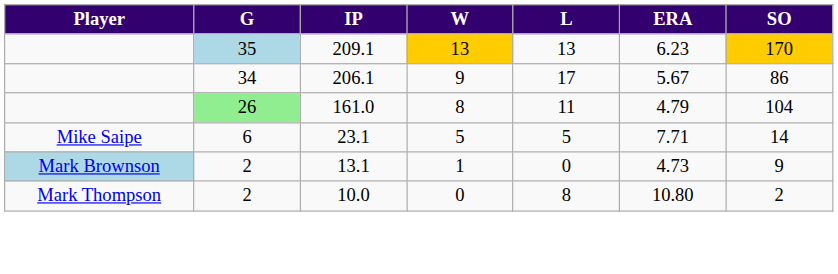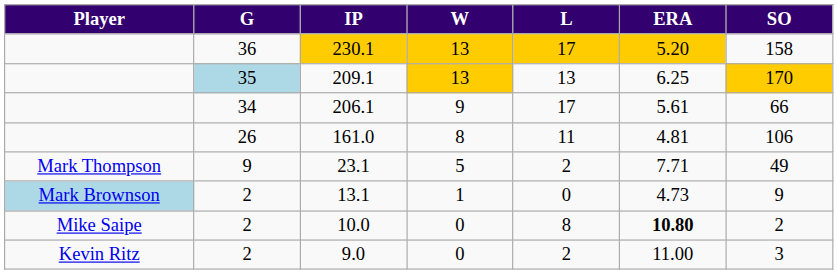+ row: (353, 48)
(673, 48) 6.23 -> (673, 78) 6.25
(673, 78) 5.67 -> (673, 107) 5.61
(779, 78) 86 -> (779, 107) 66
(247, 107) lightgreen background -> (247, 136) no background
(673, 107) 4.79 -> (673, 136) 4.81
(779, 107) 104 -> (779, 136) 106
(99, 136) Mike Saipe -> (99, 166) Mark Thompson
(247, 136) 6 -> (247, 166) 9
(566, 136) 5 -> (566, 166) 2
(779, 136) 14 -> (779, 166) 49
(99, 195) Mark Thompson -> (99, 225) Mike Saipe
(673, 195) normal -> (673, 225) bold
+ row: (353, 254)
